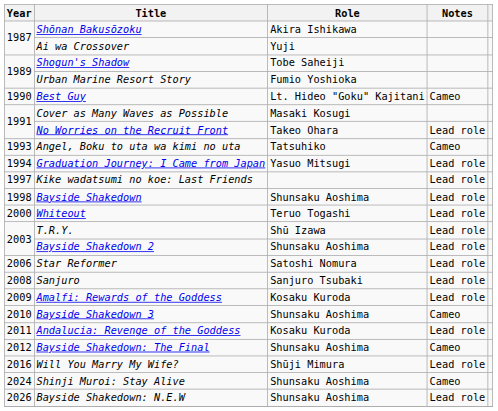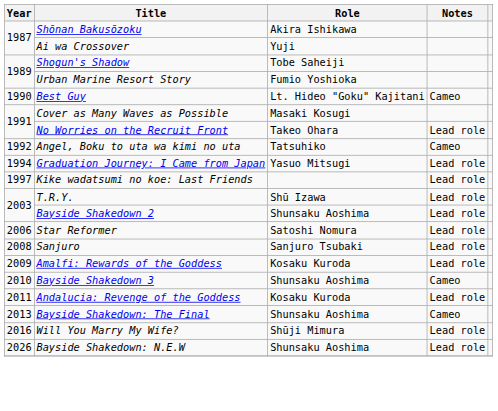(19, 147) 1993 -> (19, 147) 1992
- row: (89, 197)
- row: (61, 214)
(19, 348) 2012 -> (19, 314) 2013
- row: (111, 381)
